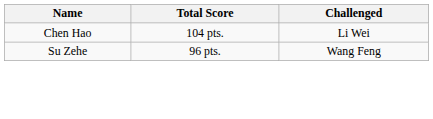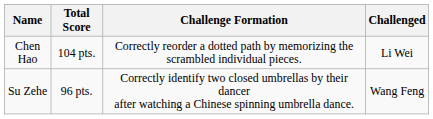+ column: (234, 20)
